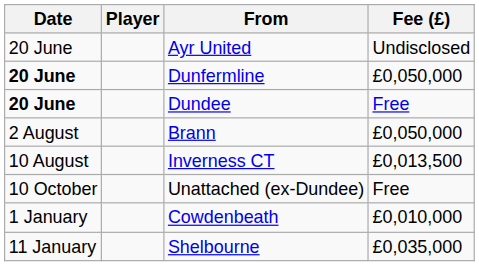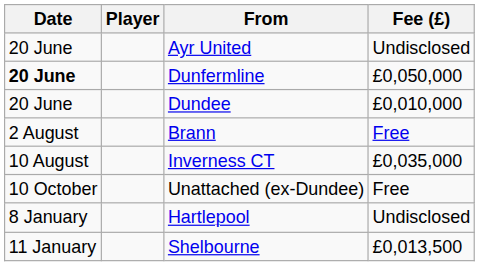(42, 104) bold -> (41, 104) normal
(391, 104) Free -> (417, 104) £0,010,000
(417, 133) £0,050,000 -> (391, 133) Free
(417, 161) £0,013,500 -> (417, 161) £0,035,000
- row: (223, 218)
+ row: (209, 218)
(417, 246) £0,035,000 -> (417, 246) £0,013,500
